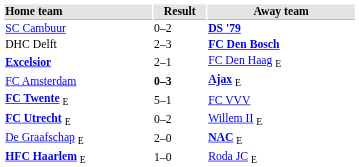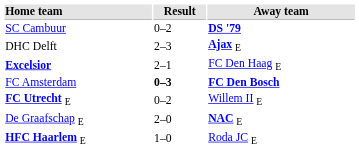(244, 44) FC Den Bosch -> (225, 46) Ajax E
(225, 81) Ajax E -> (244, 82) FC Den Bosch
- row: (37, 100)
